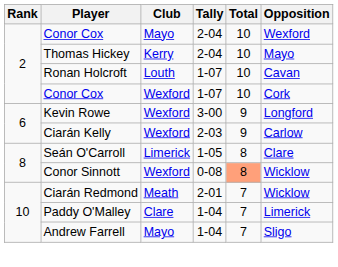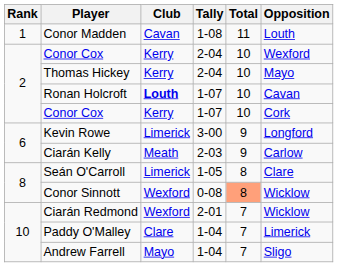+ row: (85, 34)
(159, 34) Mayo -> (159, 53) Kerry
(159, 73) normal -> (161, 93) bold
(167, 93) Wexford -> (159, 113) Kerry
(167, 113) Wexford -> (167, 133) Limerick
(167, 133) Wexford -> (161, 152) Meath
(161, 192) Meath -> (167, 212) Wexford
